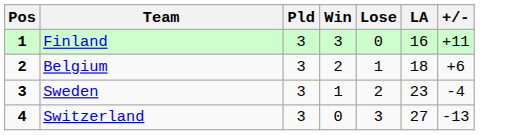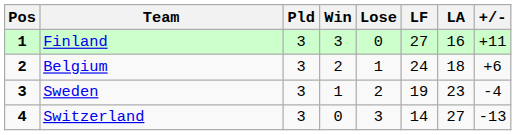+ column: (419, 17)
